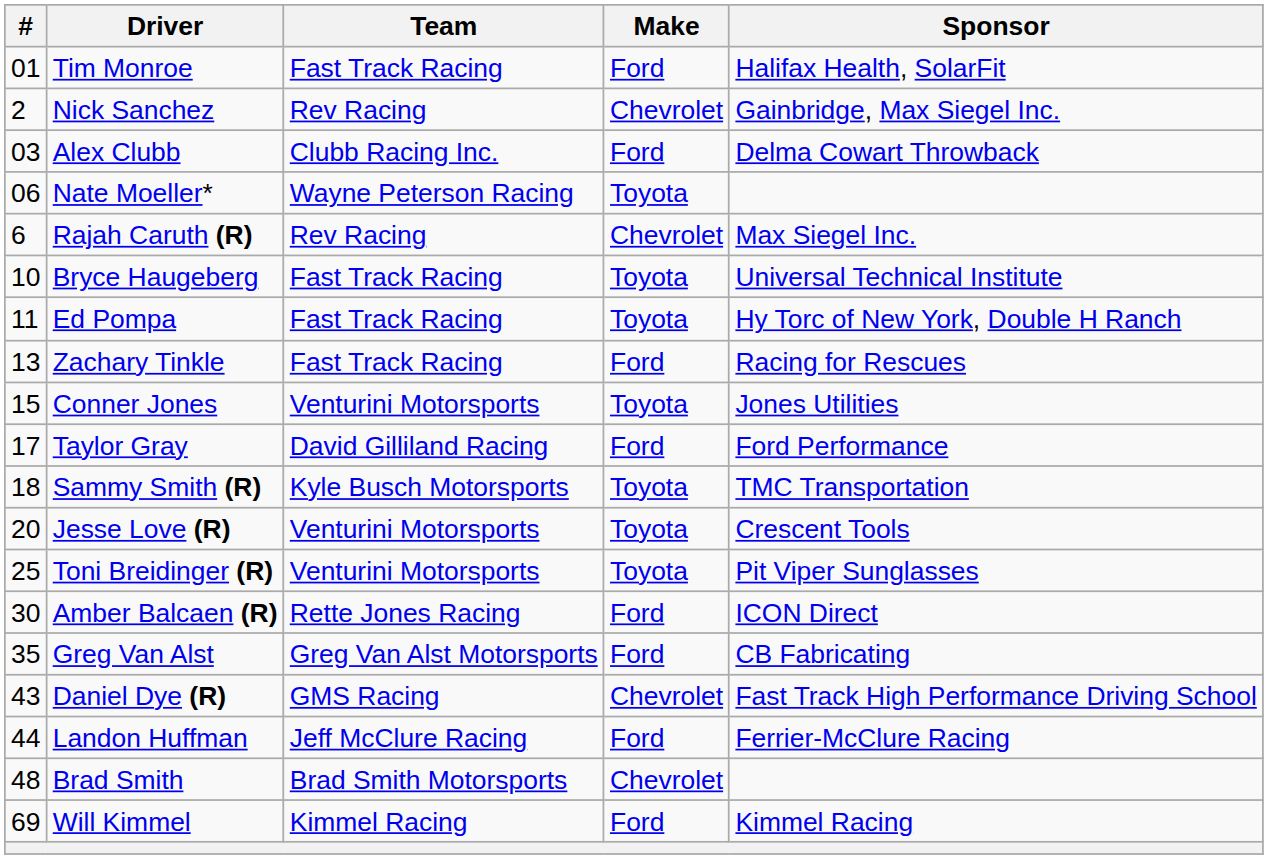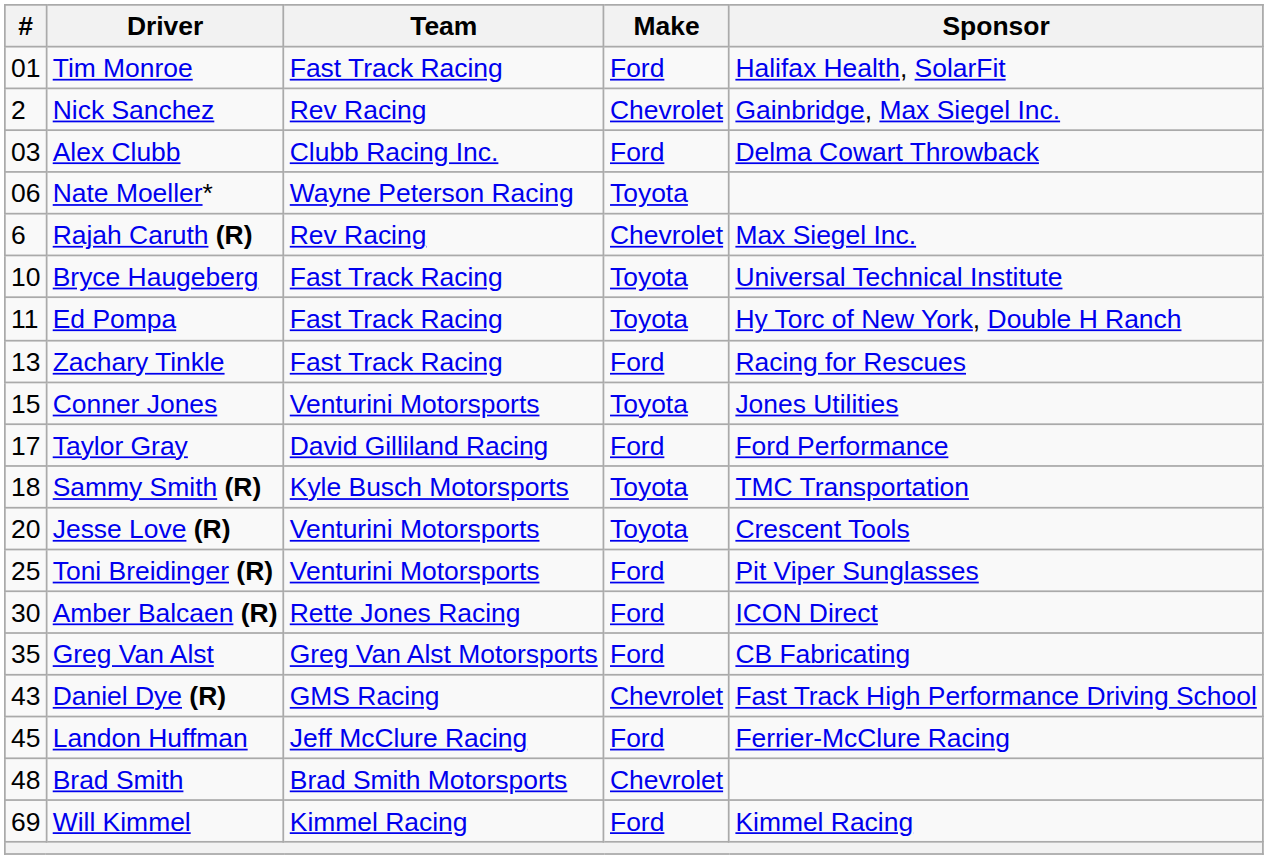(649, 570) Toyota -> (637, 570) Ford
(26, 738) 44 -> (26, 738) 45
